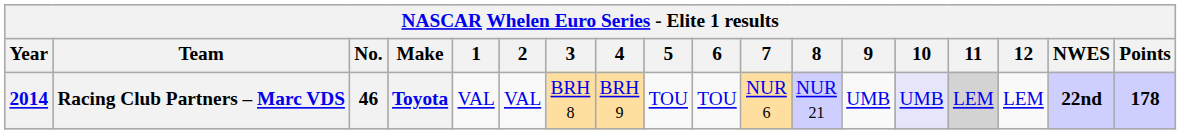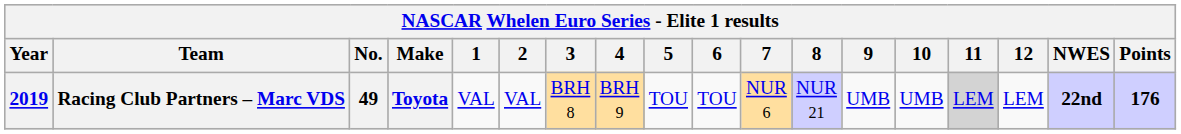(29, 100) 2014 -> (29, 100) 2019
(368, 100) 46 -> (368, 100) 49
(922, 100) lavender background -> (922, 100) no background
(1145, 100) 178 -> (1145, 100) 176
